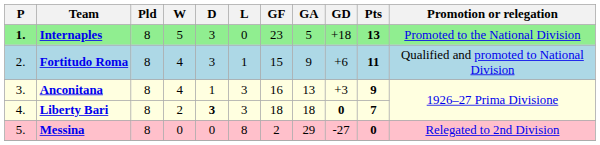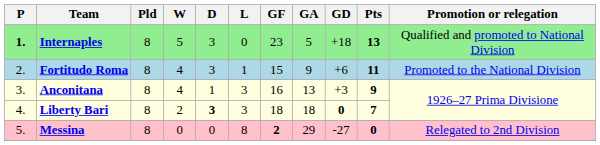(492, 34) Promoted to the National Division -> (492, 42) Qualified and promoted to National Division
(492, 62) Qualified and promoted to National Division -> (492, 69) Promoted to the National Division
(276, 130) normal -> (276, 130) bold
